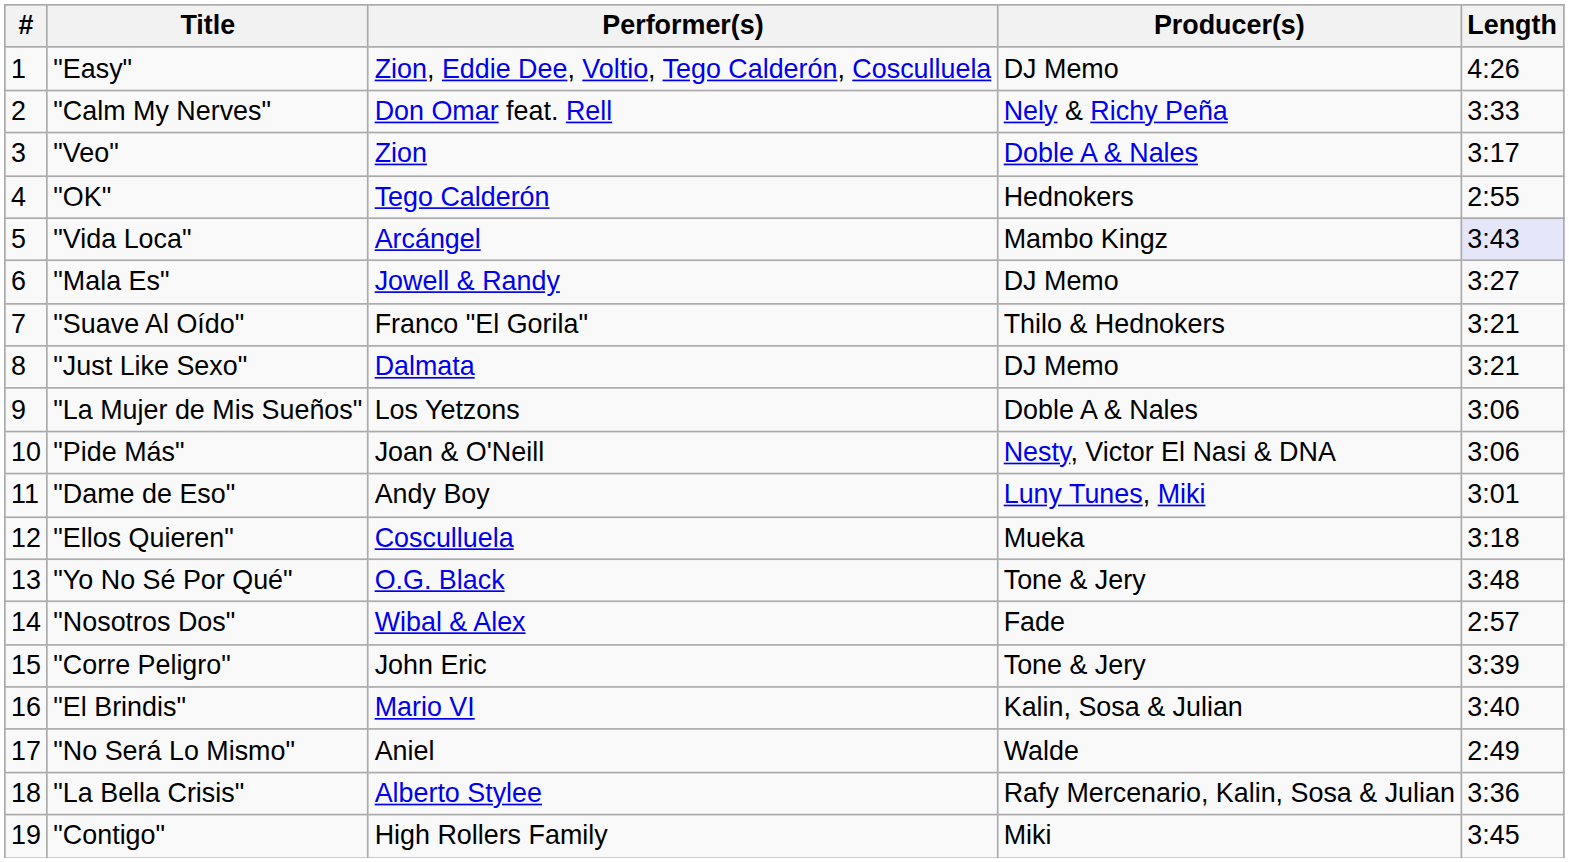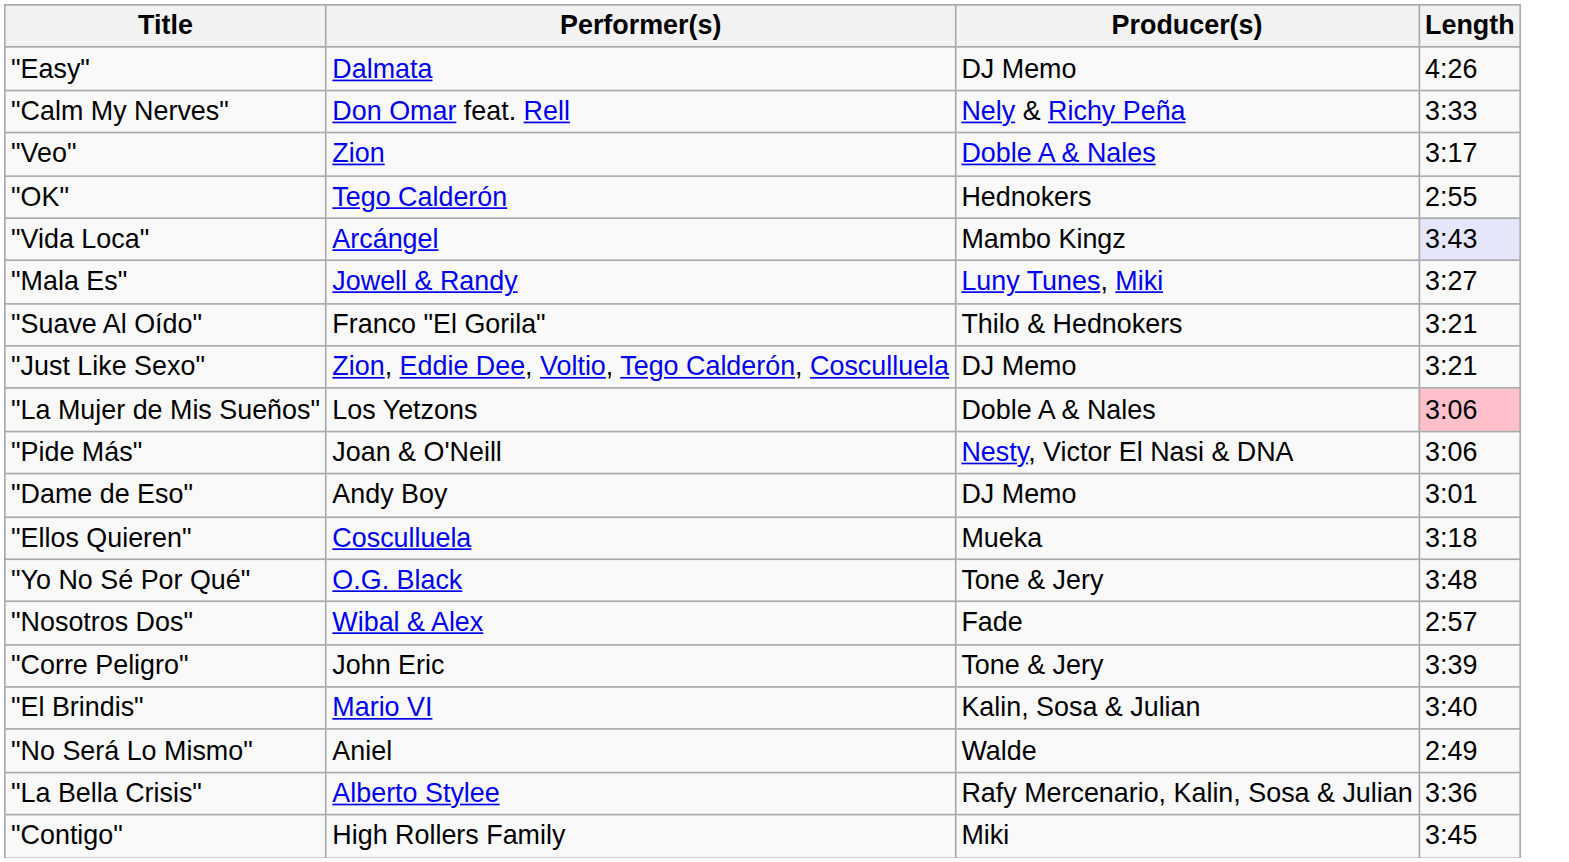- column: (26, 25)
(683, 68) Zion, Eddie Dee, Voltio, Tego Calderón, Cosculluela -> (382, 68) Dalmata
(1061, 281) DJ Memo -> (1062, 281) Luny Tunes, Miki
(425, 366) Dalmata -> (641, 366) Zion, Eddie Dee, Voltio, Tego Calderón, Cosculluela
(1493, 409) no background -> (1451, 409) pink background
(1105, 494) Luny Tunes, Miki -> (1019, 494) DJ Memo
